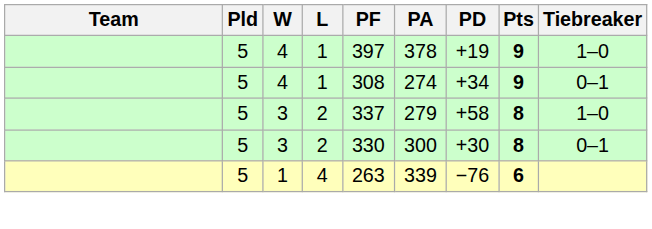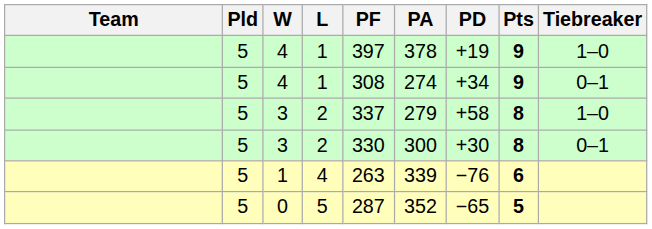+ row: (283, 207)
